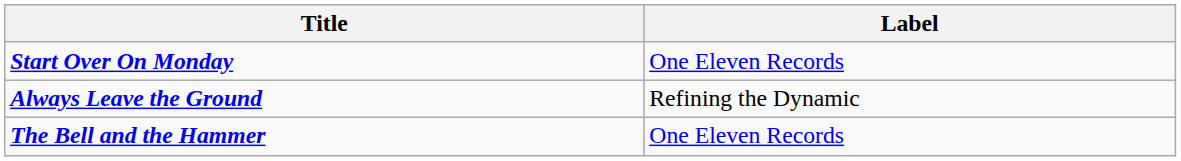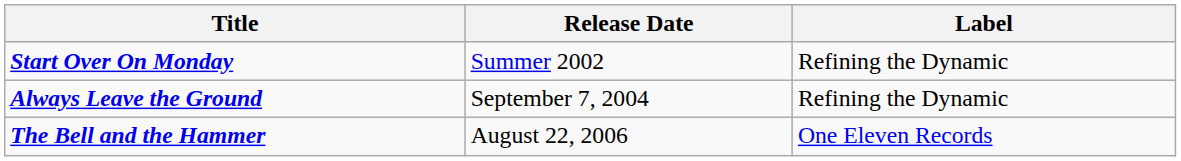+ column: (629, 23)
(747, 60) One Eleven Records -> (903, 60) Refining the Dynamic
